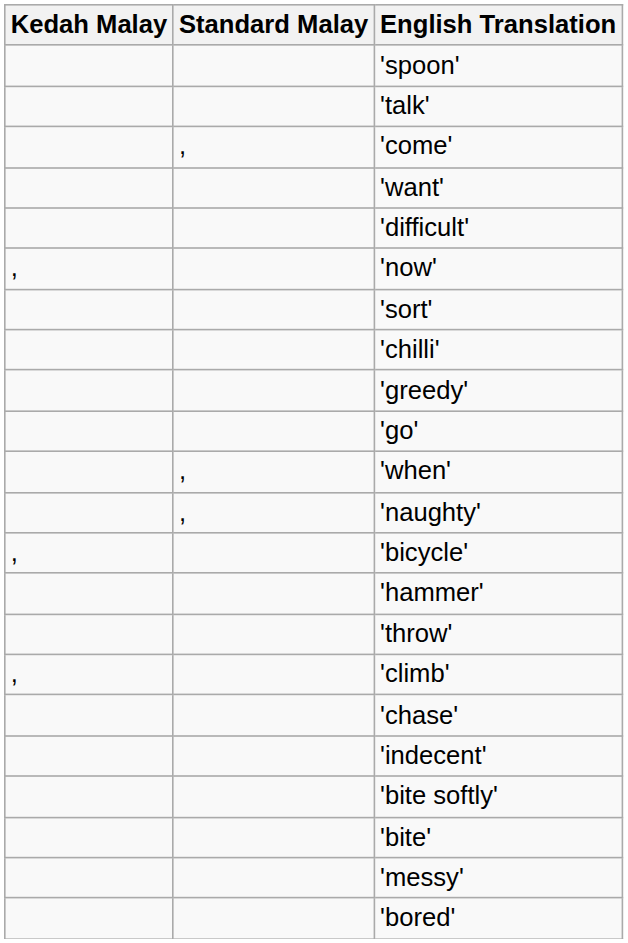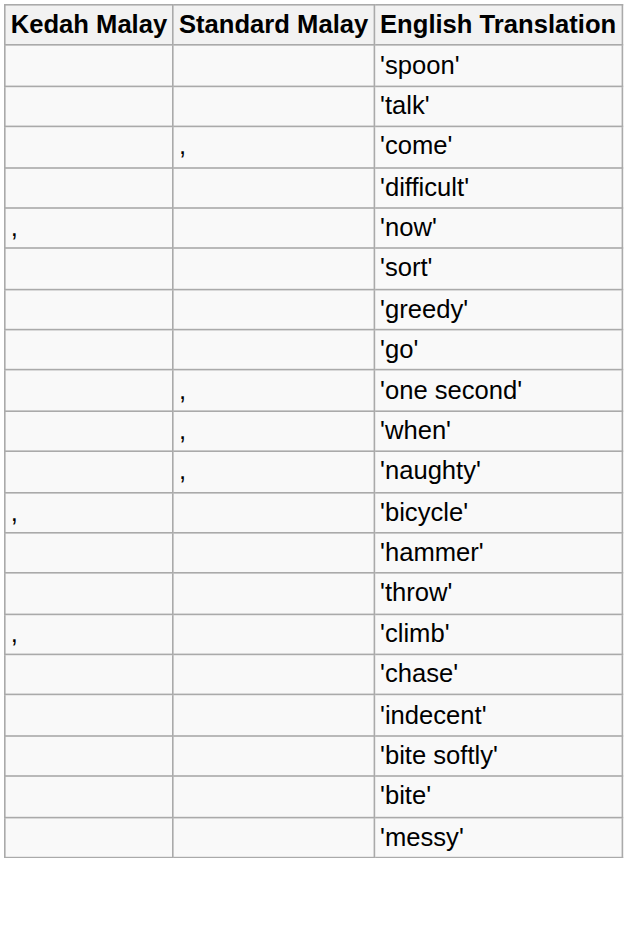- row: (412, 187)
- row: (410, 349)
+ row: (451, 390)
- row: (418, 918)
